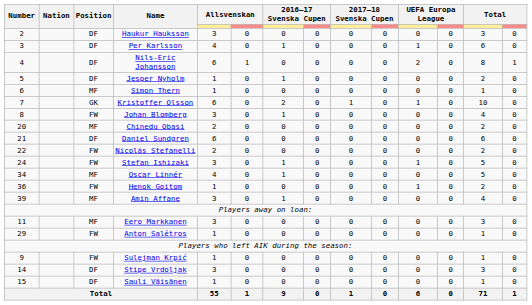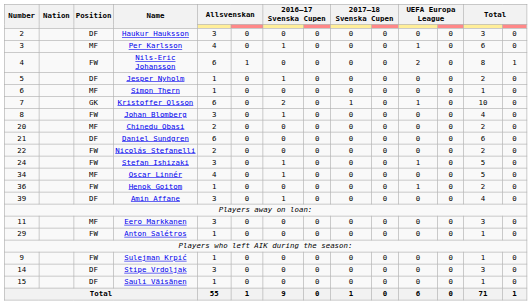(94, 47) DF -> (94, 47) MF
(94, 63) DF -> (94, 63) FW
(94, 198) MF -> (94, 198) DF
